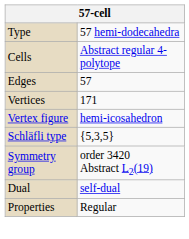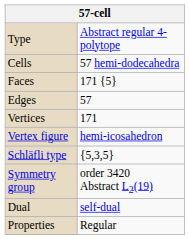(130, 32) 57 hemi-dodecahedra -> (123, 38) Abstract regular 4-polytope
(123, 57) Abstract regular 4-polytope -> (130, 63) 57 hemi-dodecahedra
+ row: (21, 81)
